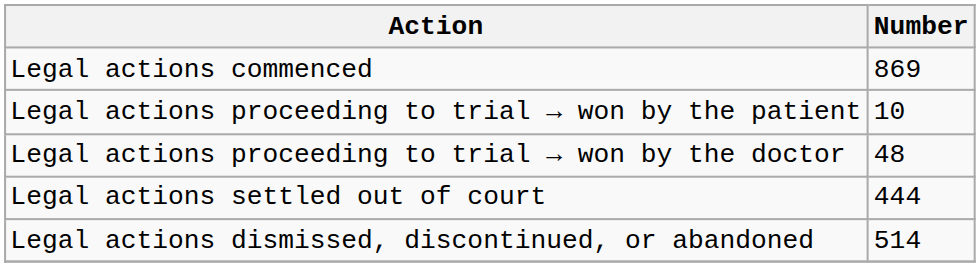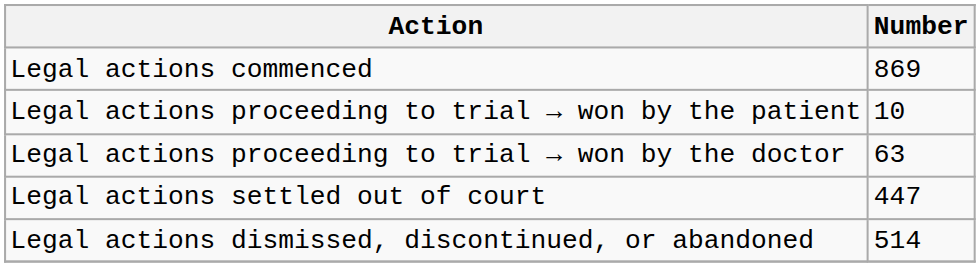(890, 155) 48 -> (890, 155) 63
(897, 198) 444 -> (897, 198) 447
